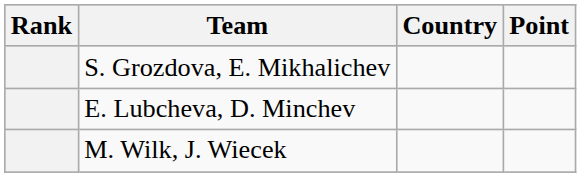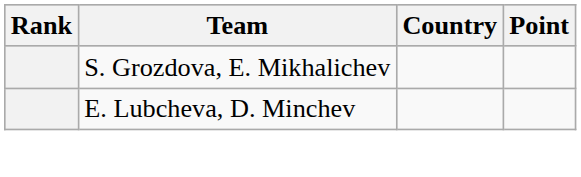- row: (185, 150)
